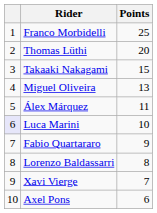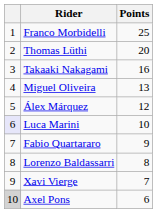(144, 69) 15 -> (144, 69) 16
(144, 106) 11 -> (144, 106) 12
(13, 199) no background -> (13, 199) lightgrey background
